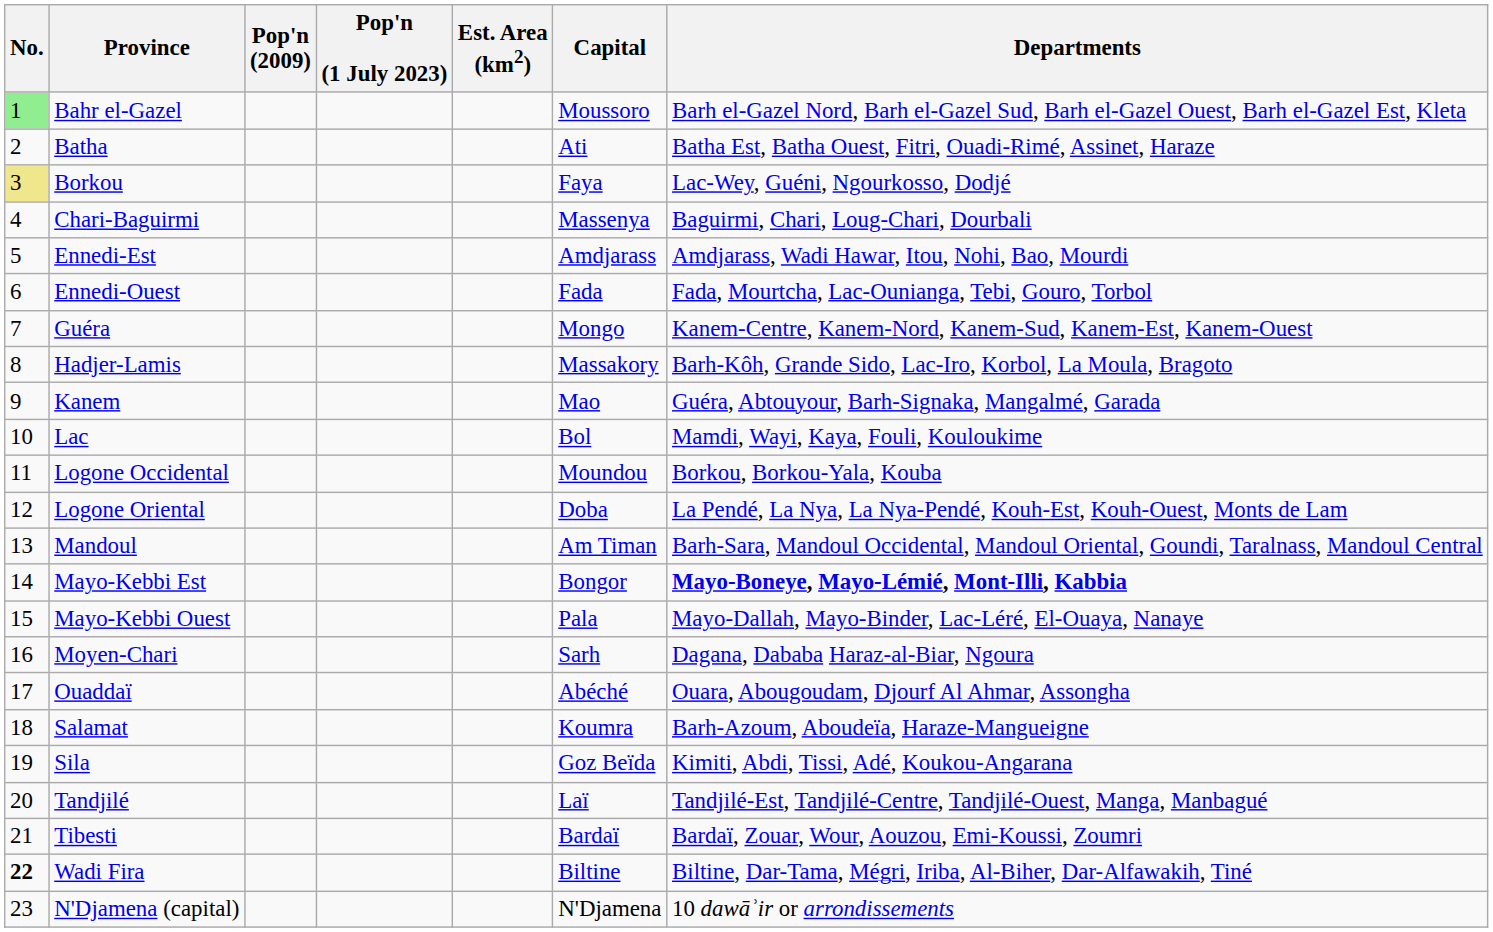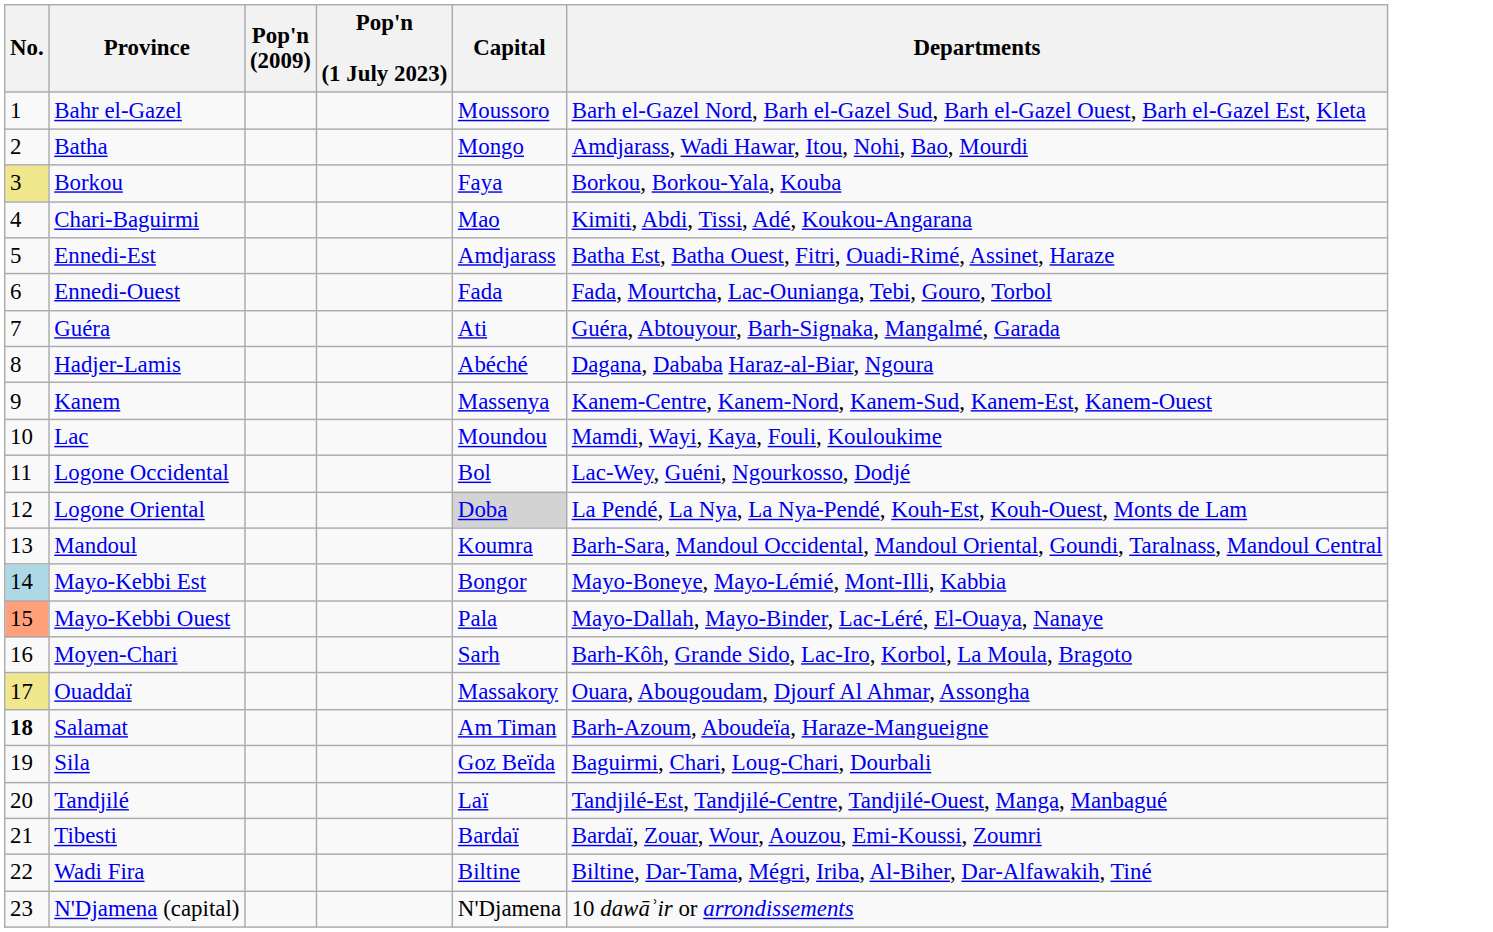- column: (503, 48)
(16, 110) lightgreen background -> (16, 110) no background
(573, 146) Ati -> (491, 146) Mongo
(943, 146) Batha Est, Batha Ouest, Fitri, Ouadi-Rimé, Assinet, Haraze -> (800, 146) Amdjarass, Wadi Hawar, Itou, Nohi, Bao, Mourdi
(841, 182) Lac-Wey, Guéni, Ngourkosso, Dodjé -> (706, 182) Borkou, Borkou-Yala, Kouba
(604, 219) Massenya -> (479, 219) Mao
(852, 219) Baguirmi, Chari, Loug-Chari, Dourbali -> (772, 219) Kimiti, Abdi, Tissi, Adé, Koukou-Angarana
(900, 255) Amdjarass, Wadi Hawar, Itou, Nohi, Bao, Mourdi -> (843, 255) Batha Est, Batha Ouest, Fitri, Ouadi-Rimé, Assinet, Haraze
(591, 328) Mongo -> (472, 328) Ati
(992, 328) Kanem-Centre, Kanem-Nord, Kanem-Sud, Kanem-Est, Kanem-Ouest -> (816, 328) Guéra, Abtouyour, Barh-Signaka, Mangalmé, Garada
(608, 364) Massakory -> (493, 364) Abéché
(952, 364) Barh-Kôh, Grande Sido, Lac-Iro, Korbol, La Moula, Bragoto -> (753, 364) Dagana, Dababa Haraz-al-Biar, Ngoura
(579, 400) Mao -> (504, 400) Massenya
(916, 400) Guéra, Abtouyour, Barh-Signaka, Mangalmé, Garada -> (892, 400) Kanem-Centre, Kanem-Nord, Kanem-Sud, Kanem-Est, Kanem-Ouest
(575, 436) Bol -> (502, 436) Moundou
(603, 473) Moundou -> (474, 473) Bol
(807, 473) Borkou, Borkou-Yala, Kouba -> (741, 473) Lac-Wey, Guéni, Ngourkosso, Dodjé
(583, 509) no background -> (483, 509) lightgrey background
(608, 545) Am Timan -> (495, 545) Koumra
(21, 582) no background -> (21, 582) lightblue background
(900, 582) bold -> (789, 582) normal
(21, 618) no background -> (21, 618) lightsalmon background
(853, 654) Dagana, Dababa Haraz-al-Biar, Ngoura -> (852, 654) Barh-Kôh, Grande Sido, Lac-Iro, Korbol, La Moula, Bragoto
(21, 690) no background -> (21, 690) khaki background
(593, 690) Abéché -> (508, 690) Massakory
(21, 727) normal -> (21, 727) bold
(596, 727) Koumra -> (507, 727) Am Timan
(872, 763) Kimiti, Abdi, Tissi, Adé, Koukou-Angarana -> (751, 763) Baguirmi, Chari, Loug-Chari, Dourbali
(21, 872) bold -> (21, 872) normal
